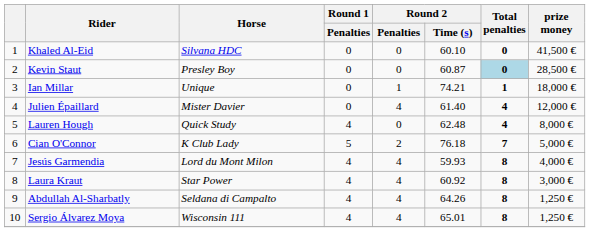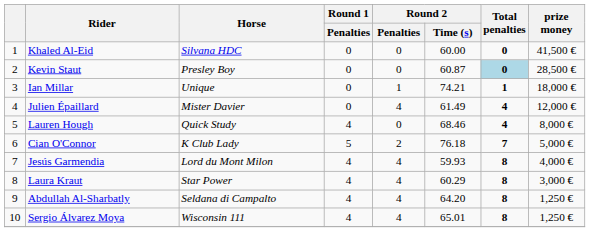(453, 51) 60.10 -> (453, 51) 60.00
(453, 106) 61.40 -> (453, 106) 61.49
(453, 125) 62.48 -> (453, 125) 68.46
(453, 180) 60.92 -> (453, 180) 60.29
(453, 199) 64.26 -> (453, 199) 64.20
